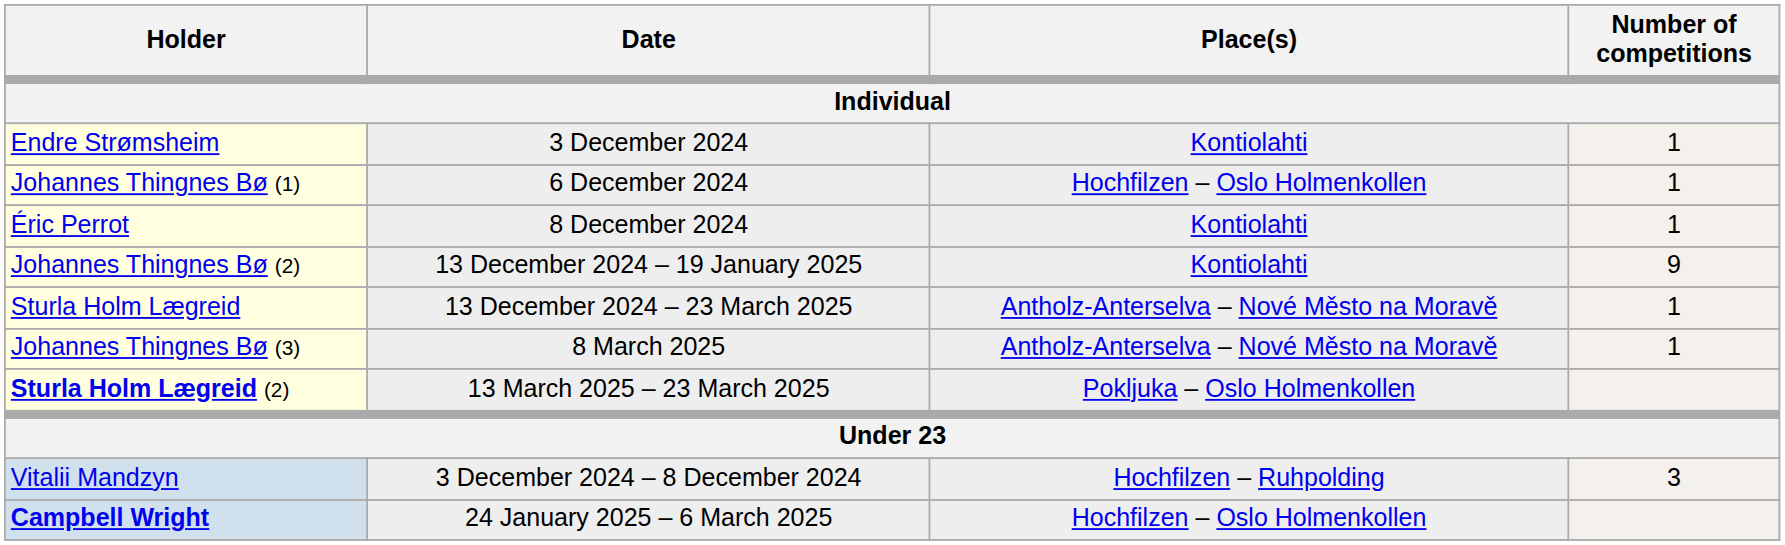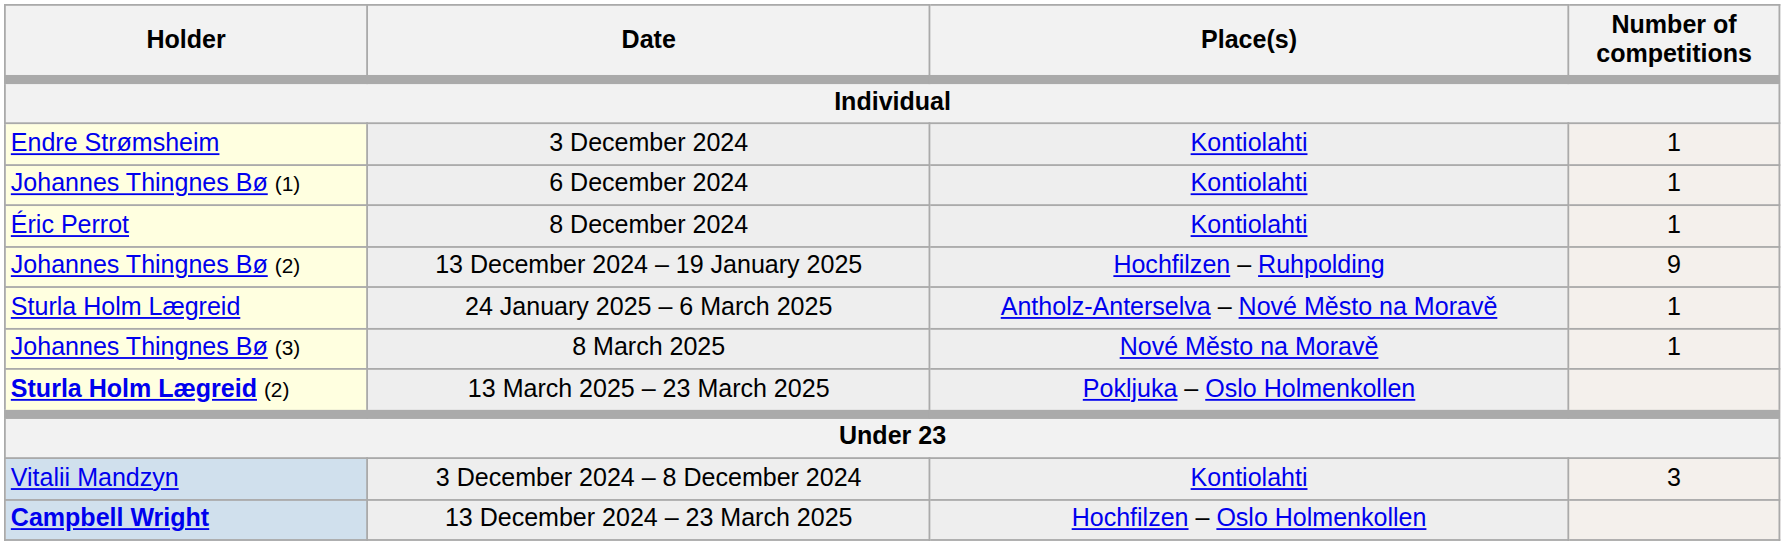(1249, 183) Hochfilzen – Oslo Holmenkollen -> (1249, 183) Kontiolahti
(1249, 265) Kontiolahti -> (1249, 265) Hochfilzen – Ruhpolding
(649, 306) 13 December 2024 – 23 March 2025 -> (649, 306) 24 January 2025 – 6 March 2025
(1249, 347) Antholz-Anterselva – Nové Město na Moravě -> (1249, 347) Nové Město na Moravě
(1249, 477) Hochfilzen – Ruhpolding -> (1249, 477) Kontiolahti
(649, 518) 24 January 2025 – 6 March 2025 -> (649, 518) 13 December 2024 – 23 March 2025
